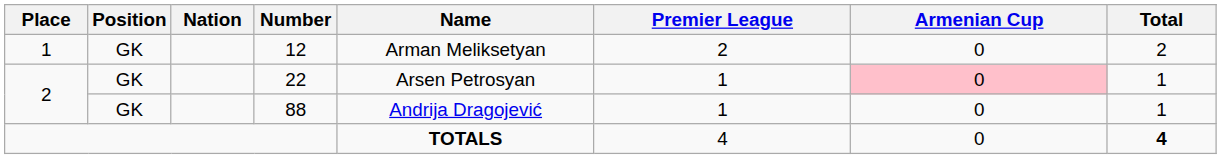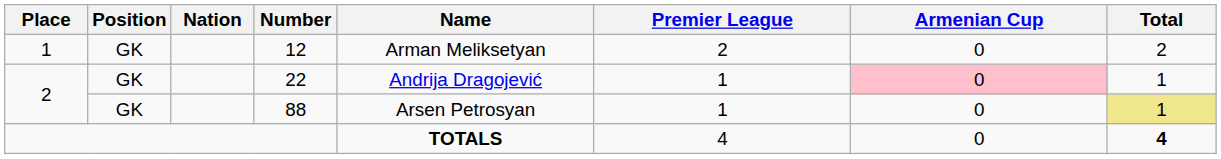(466, 79) Arsen Petrosyan -> (466, 79) Andrija Dragojević
(466, 109) Andrija Dragojević -> (466, 109) Arsen Petrosyan
(1161, 109) no background -> (1161, 109) khaki background
